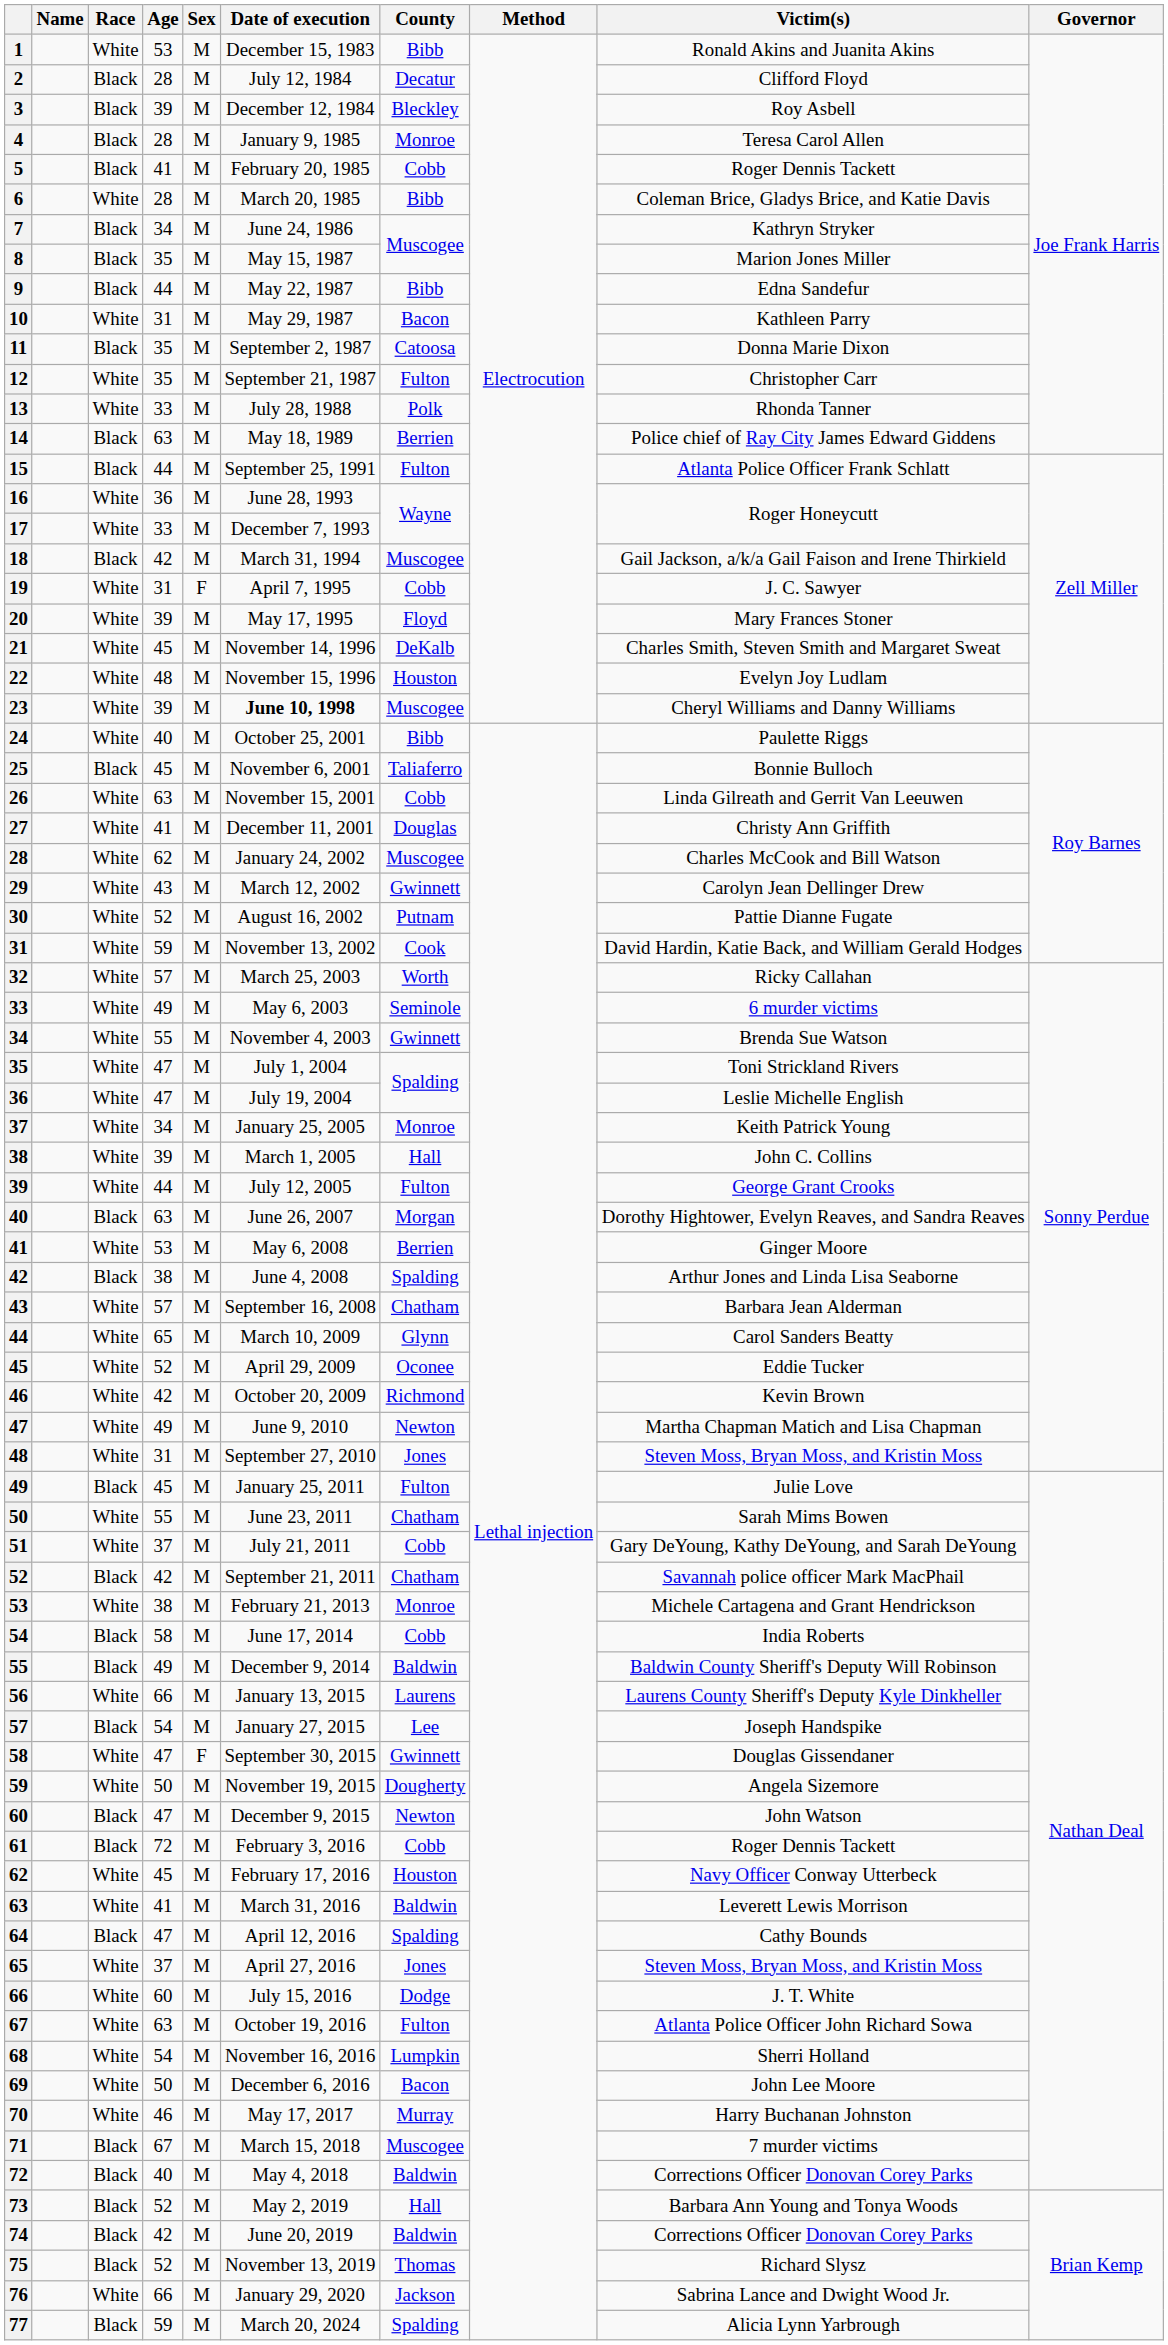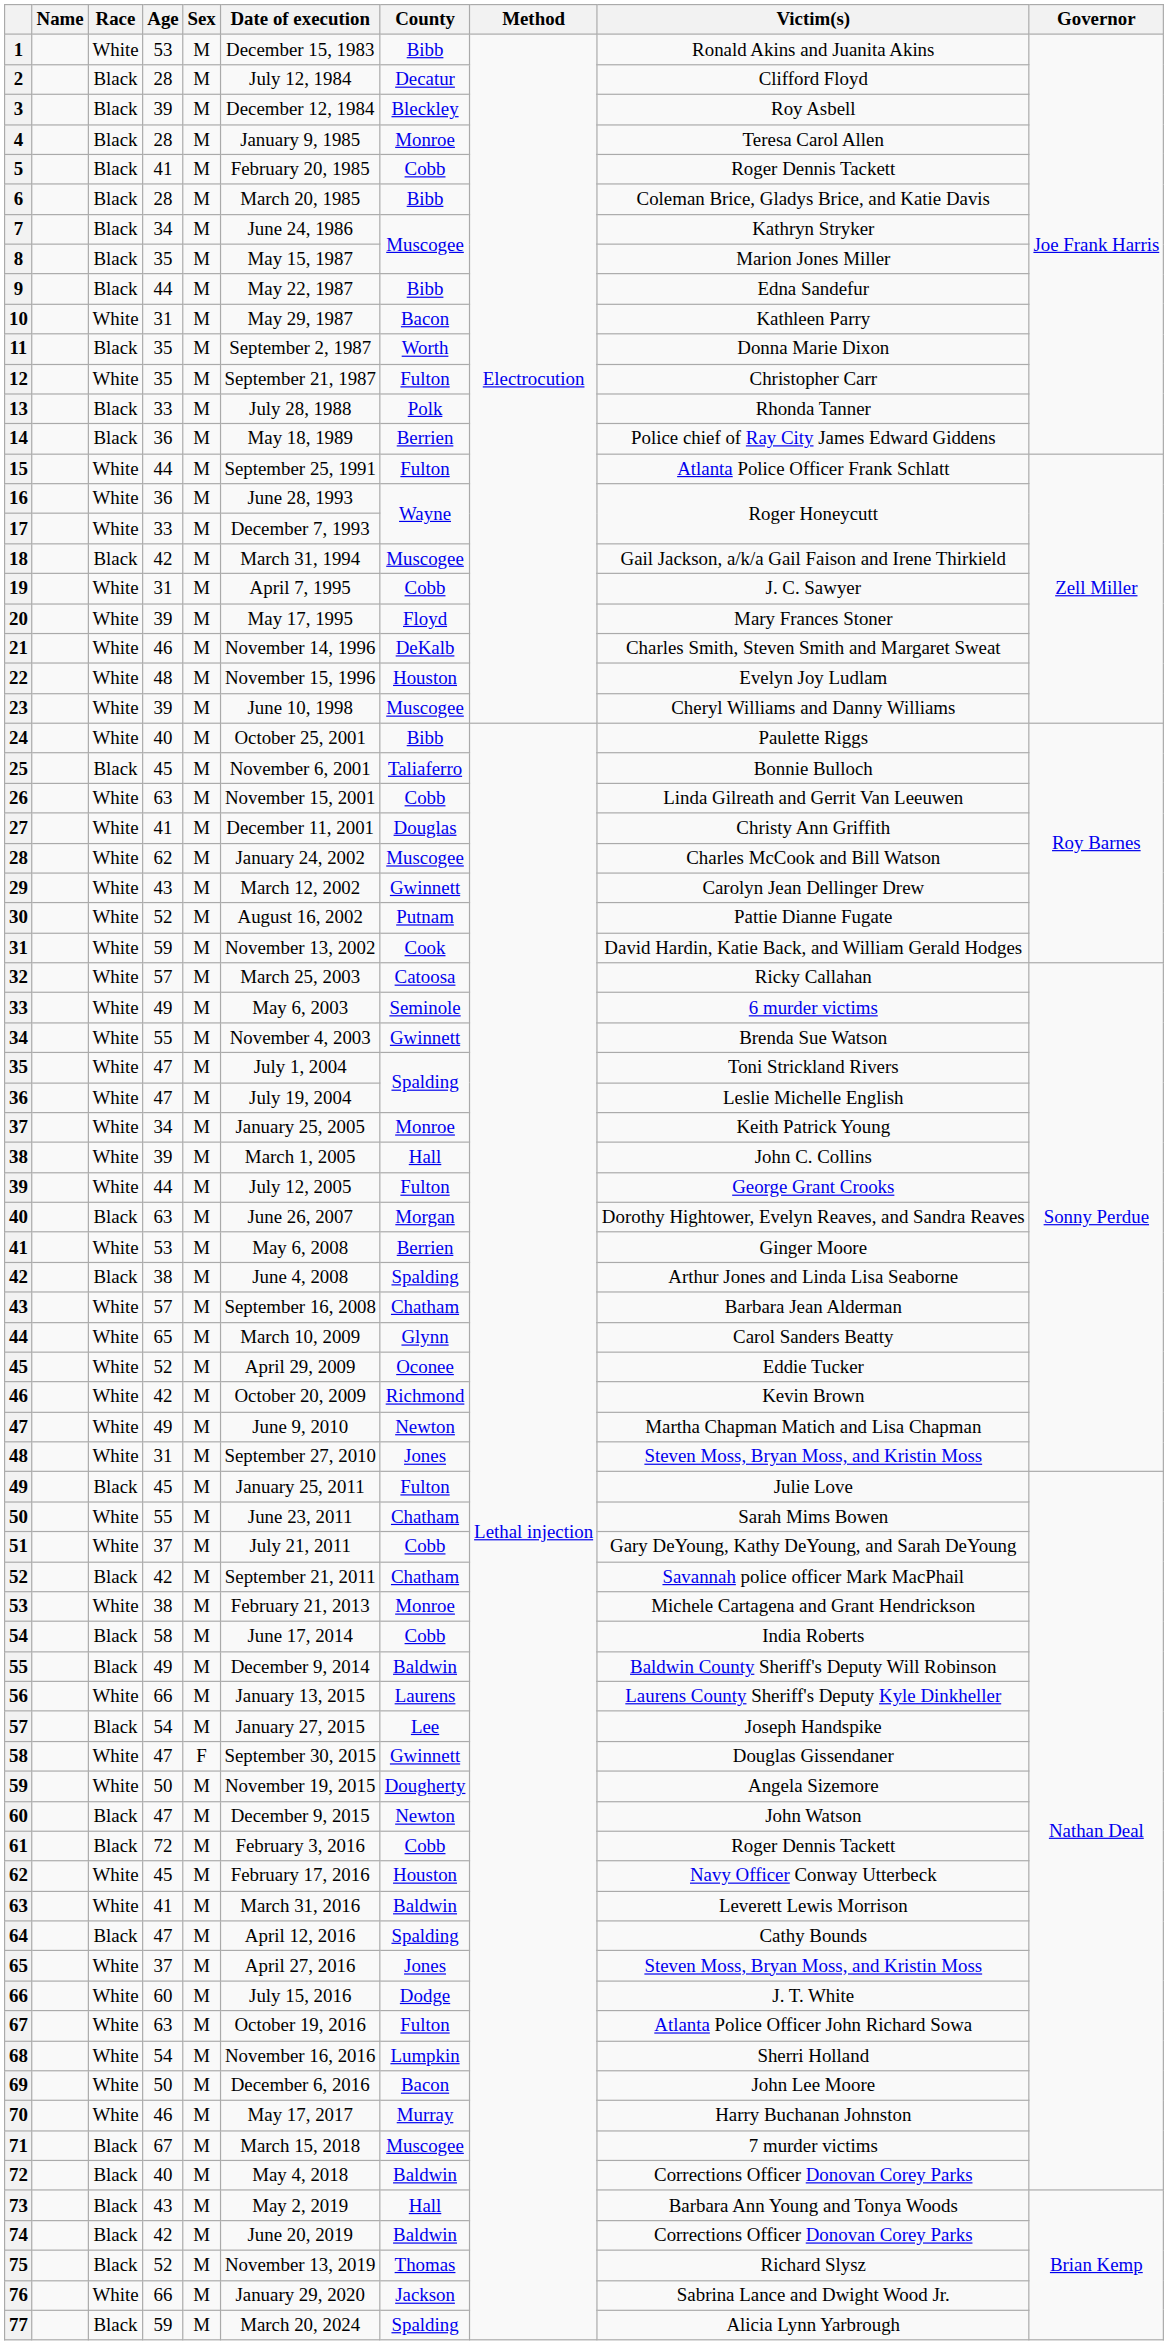(115, 199) White -> (115, 199) Black
(425, 348) Catoosa -> (425, 348) Worth
(115, 408) White -> (115, 408) Black
(163, 438) 63 -> (163, 438) 36
(115, 468) Black -> (115, 468) White
(202, 588) F -> (202, 588) M
(163, 648) 45 -> (163, 648) 46
(300, 708) bold -> (300, 708) normal
(425, 977) Worth -> (425, 977) Catoosa
(163, 2205) 52 -> (163, 2205) 43
